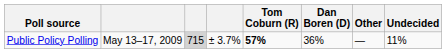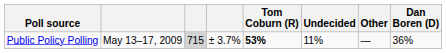columns swapped: (327, 18) <-> (413, 24)
(255, 40) 57% -> (255, 40) 53%
